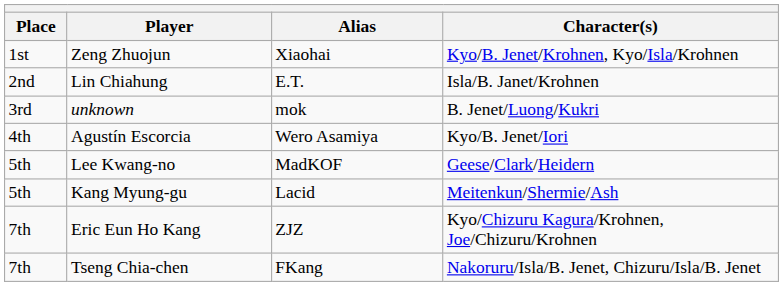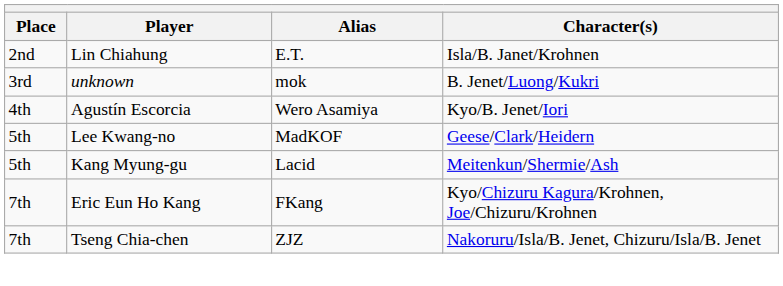- row: (121, 54)
(289, 229) ZJZ -> (299, 202) FKang
(299, 267) FKang -> (289, 239) ZJZ
